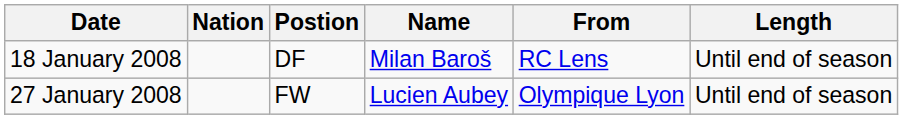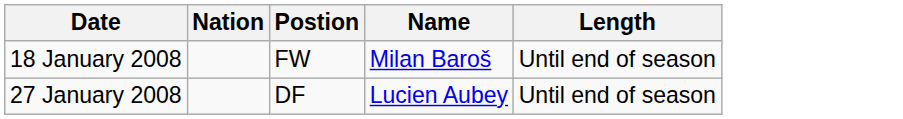- column: (602, 22)
(290, 59) DF -> (293, 59) FW
(293, 95) FW -> (290, 95) DF
